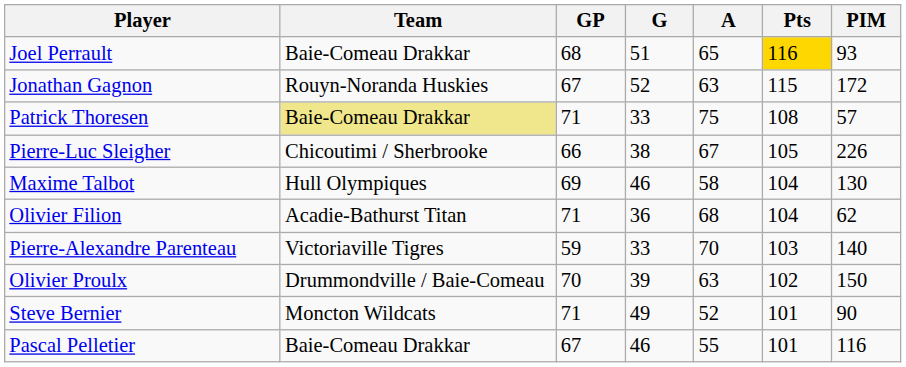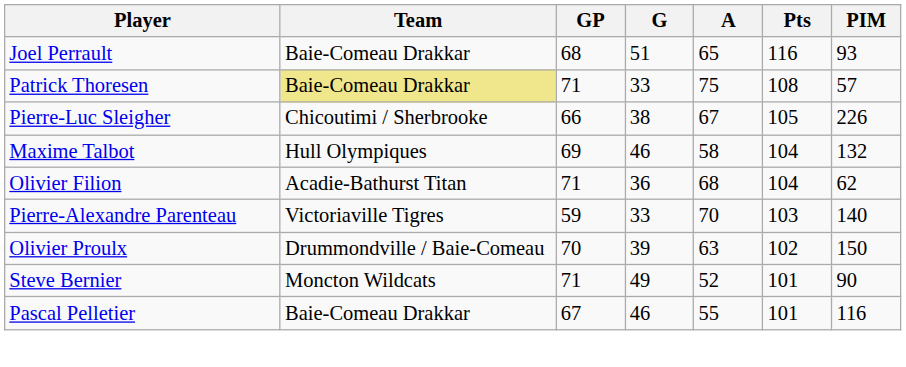(782, 53) gold background -> (782, 53) no background
- row: (81, 85)
(852, 183) 130 -> (852, 150) 132
